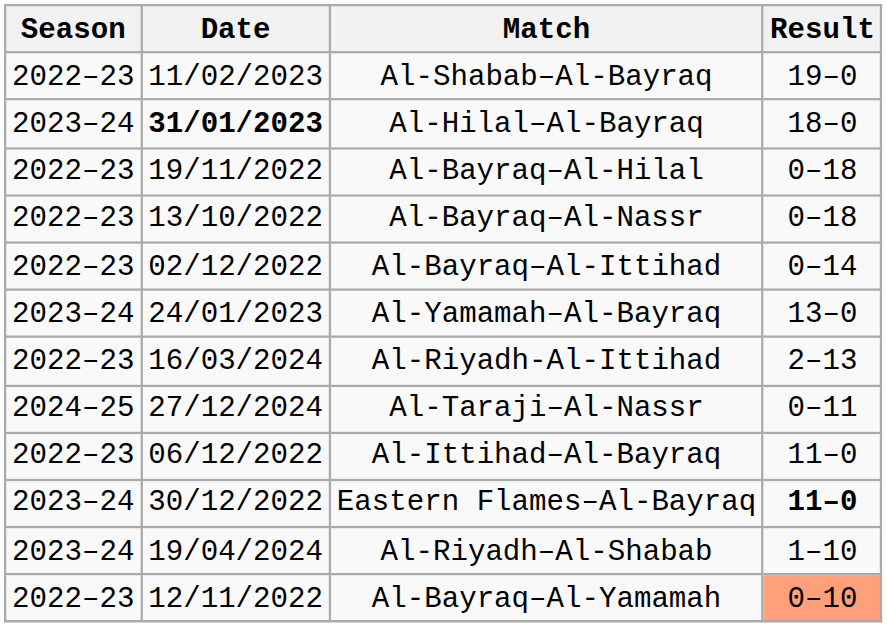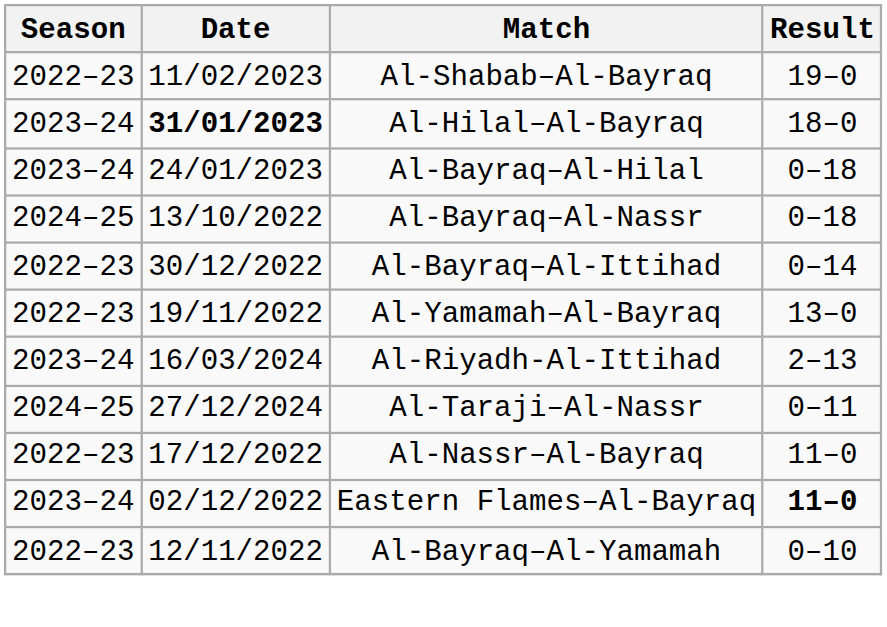(73, 171) 2022–23 -> (73, 171) 2023–24
(236, 171) 19/11/2022 -> (236, 171) 24/01/2023
(73, 219) 2022–23 -> (73, 219) 2024–25
(236, 266) 02/12/2022 -> (236, 266) 30/12/2022
(73, 314) 2023–24 -> (73, 314) 2022–23
(236, 314) 24/01/2023 -> (236, 314) 19/11/2022
(73, 361) 2022–23 -> (73, 361) 2023–24
+ row: (547, 456)
- row: (547, 456)
(236, 503) 30/12/2022 -> (236, 503) 02/12/2022
- row: (547, 551)
(823, 598) lightsalmon background -> (823, 551) no background
